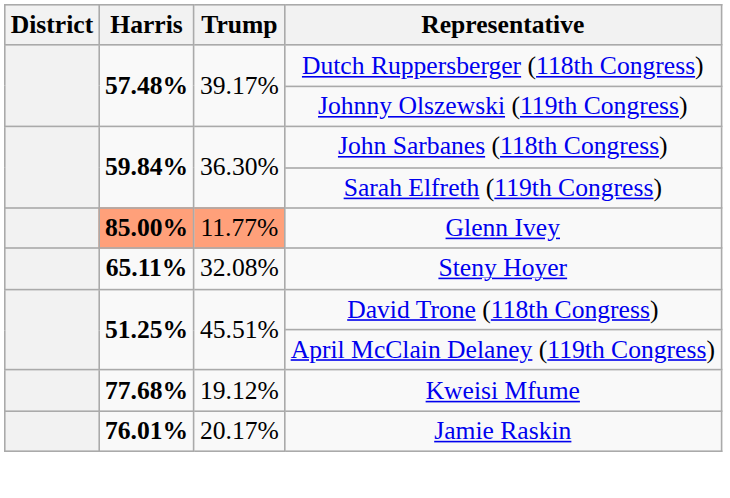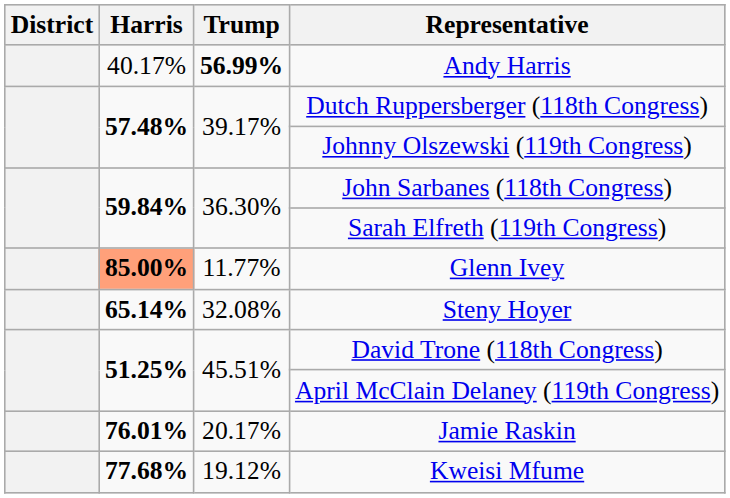+ row: (507, 65)
(239, 227) lightsalmon background -> (242, 268) no background
(147, 268) 65.11% -> (147, 308) 65.14%
rows swapped: (503, 390) <-> (503, 430)
